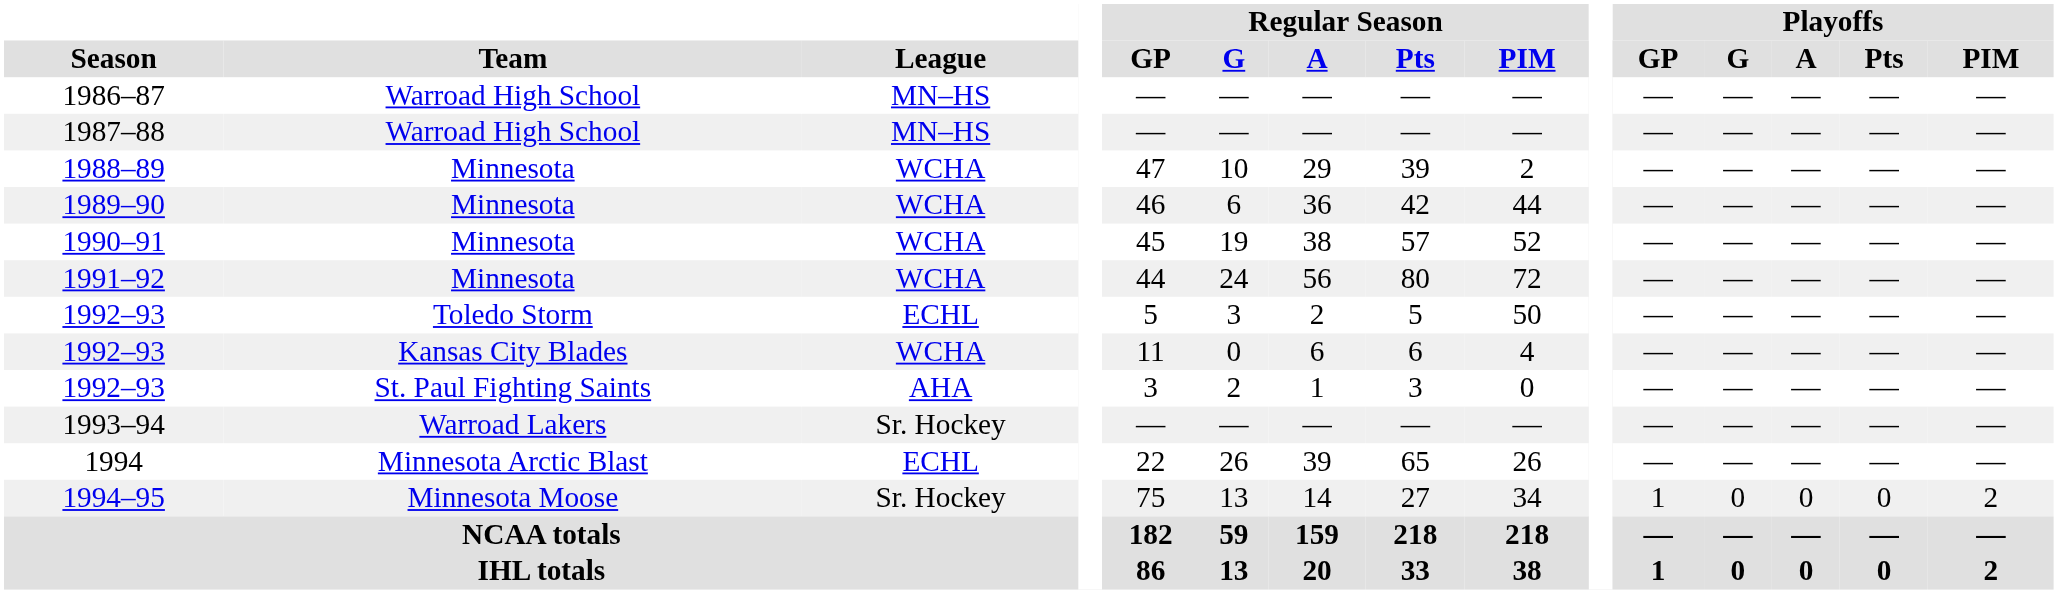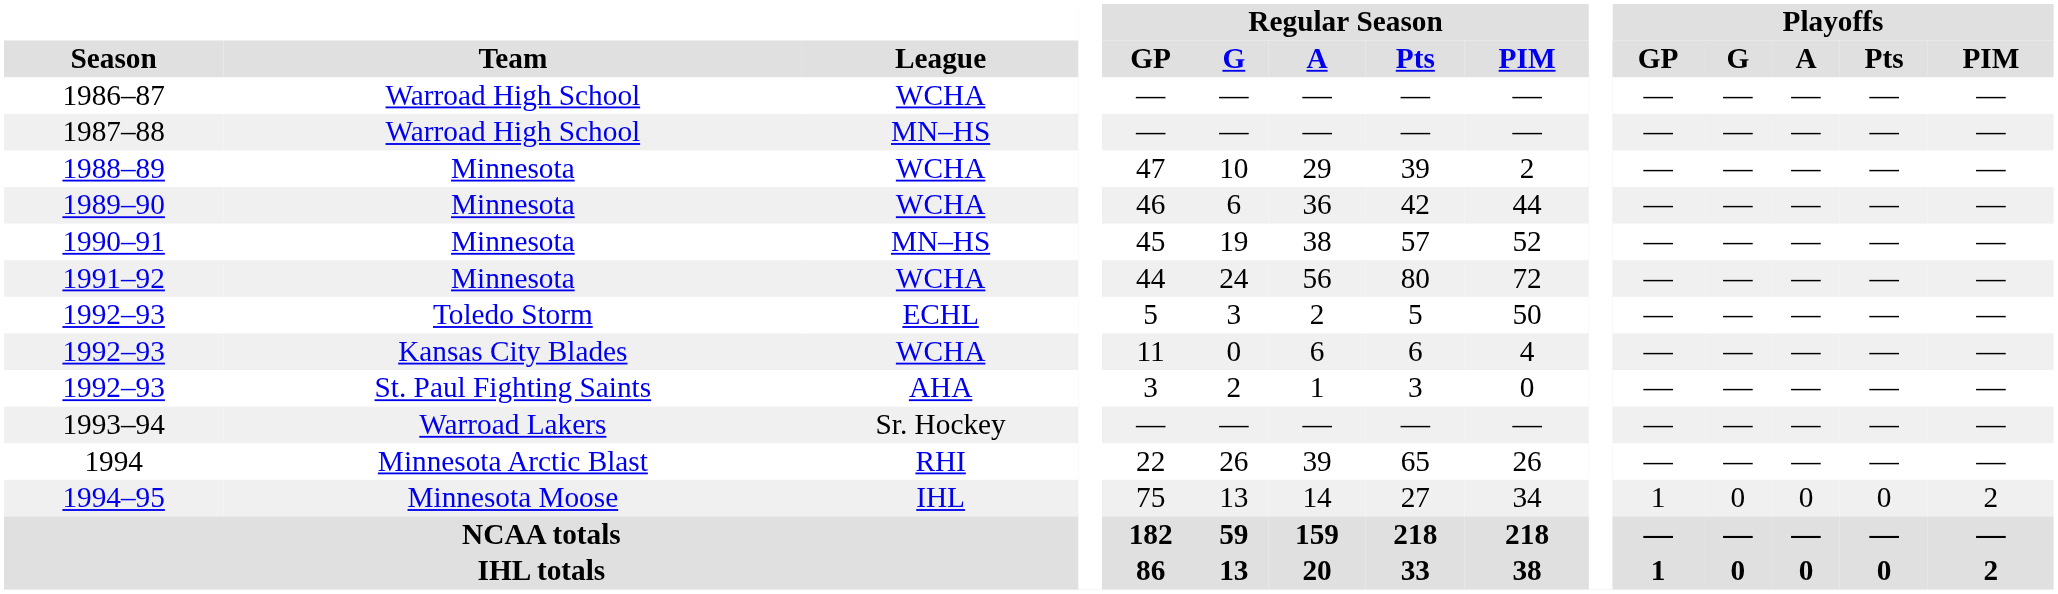(941, 95) MN–HS -> (941, 95) WCHA
(941, 241) WCHA -> (941, 241) MN–HS
(941, 461) ECHL -> (941, 461) RHI
(941, 497) Sr. Hockey -> (941, 497) IHL
